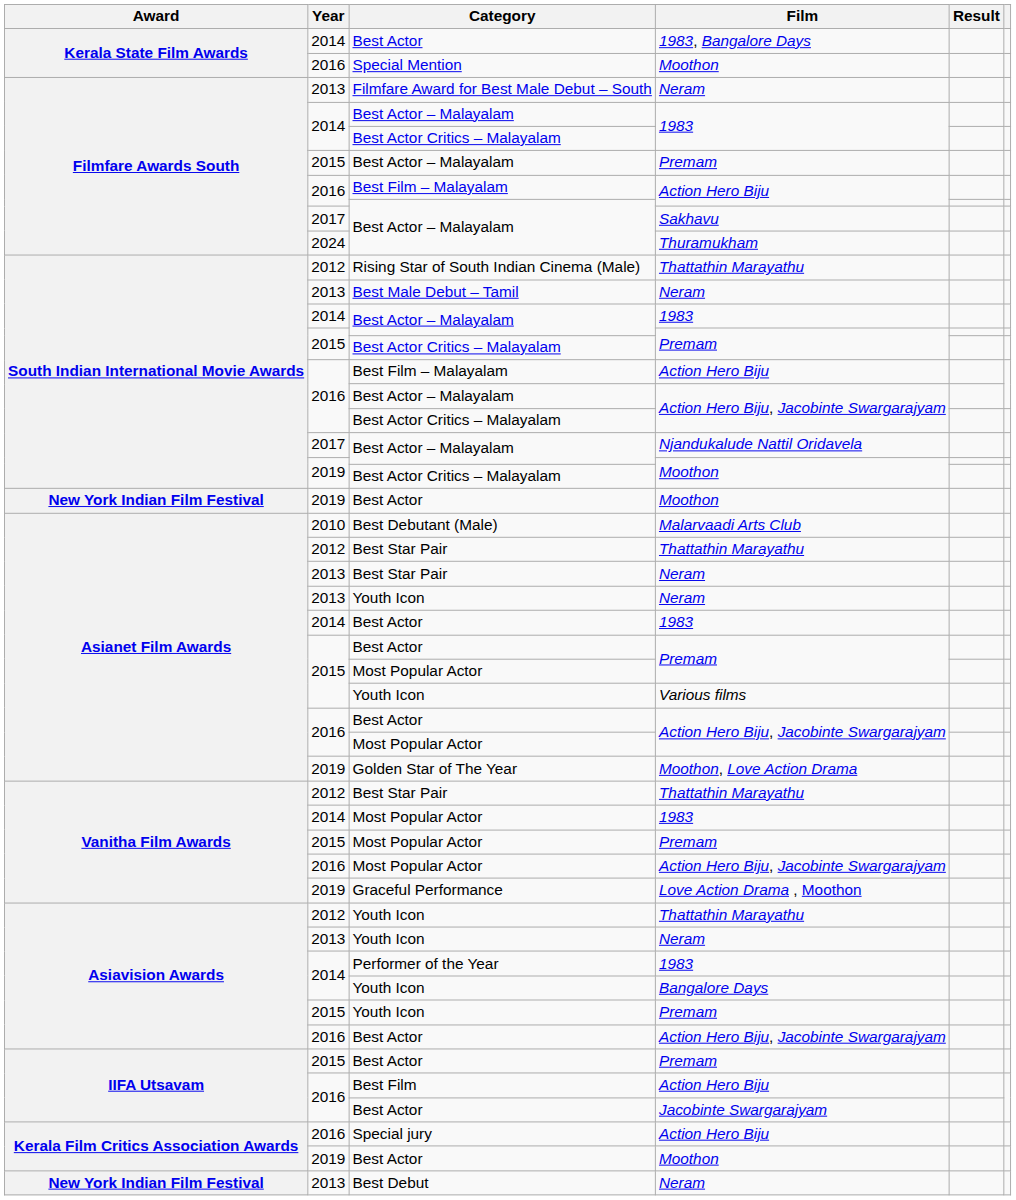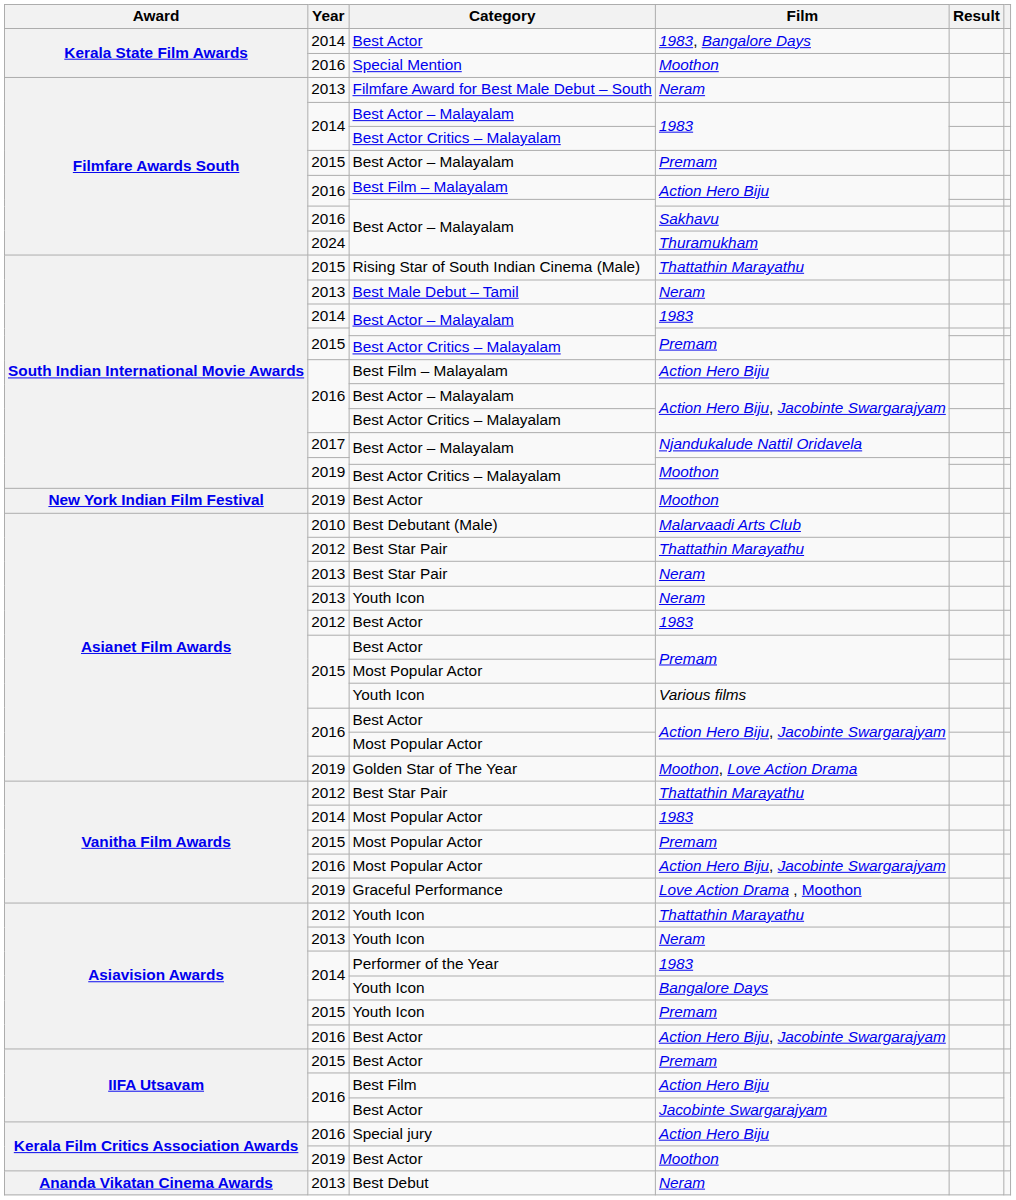(328, 218) 2017 -> (328, 218) 2016
(328, 267) 2012 -> (328, 267) 2015
(328, 622) 2014 -> (328, 622) 2012
(156, 1182) New York Indian Film Festival -> (156, 1182) Ananda Vikatan Cinema Awards
